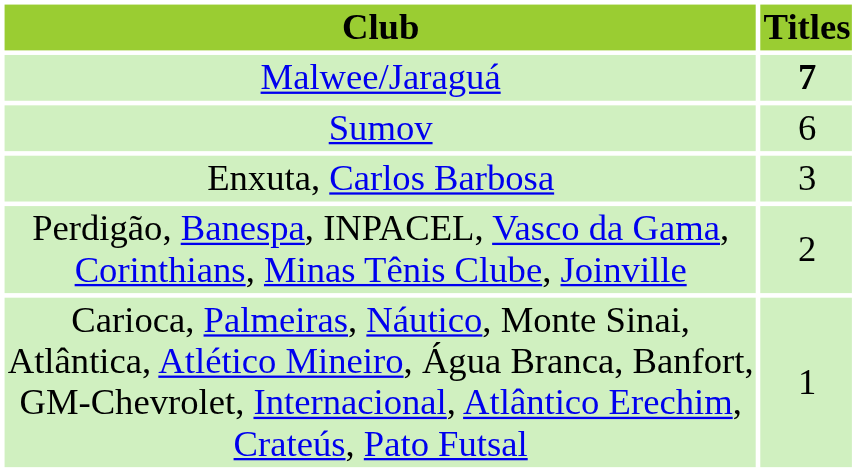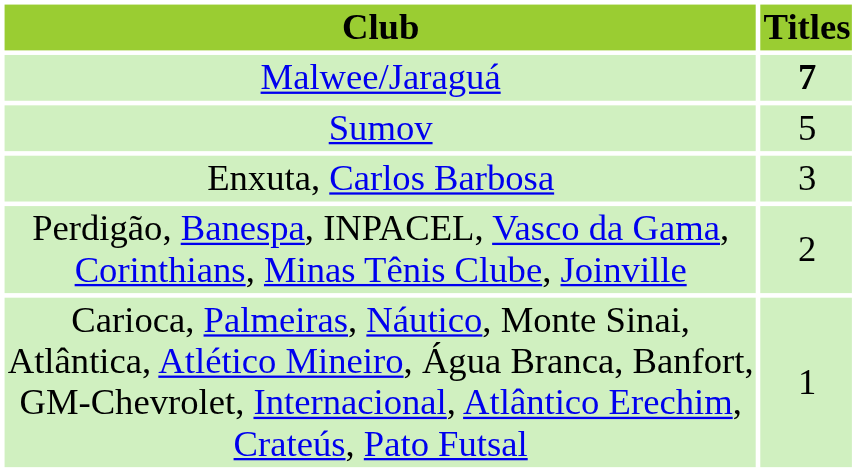(807, 127) 6 -> (807, 127) 5
